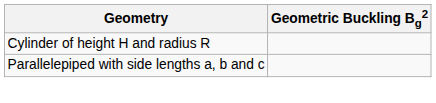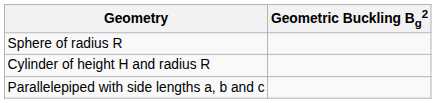+ row: (65, 43)
